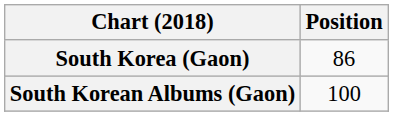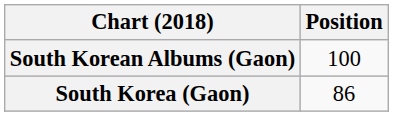rows swapped: (152, 57) <-> (152, 93)
